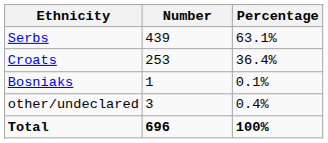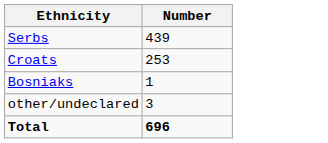- column: (278, 16)
